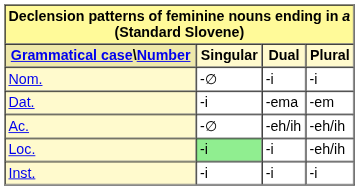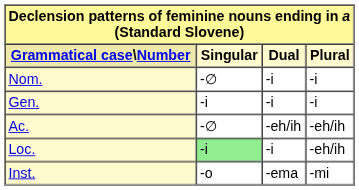+ row: (24, 102)
- row: (22, 102)
(204, 173) -i -> (206, 173) -o
(270, 173) -i -> (282, 173) -ema
(313, 173) -i -> (319, 173) -mi
